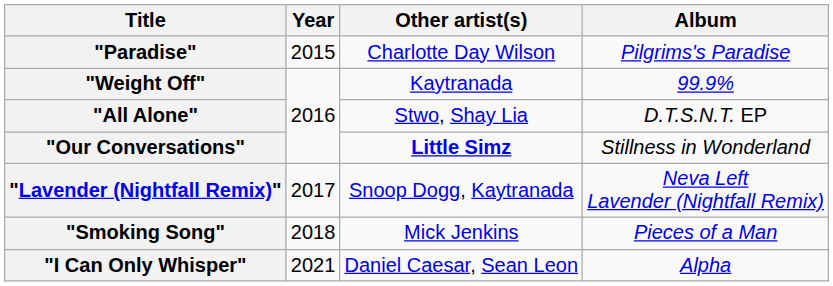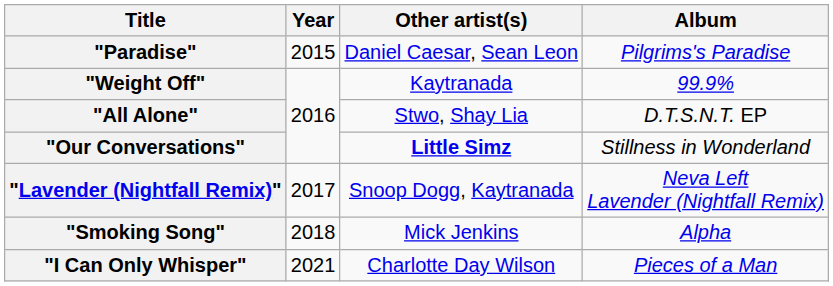(461, 52) Charlotte Day Wilson -> (461, 52) Daniel Caesar, Sean Leon
(706, 233) Pieces of a Man -> (706, 233) Alpha
(461, 264) Daniel Caesar, Sean Leon -> (461, 264) Charlotte Day Wilson
(706, 264) Alpha -> (706, 264) Pieces of a Man
